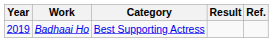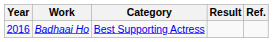(18, 29) 2019 -> (18, 29) 2016
